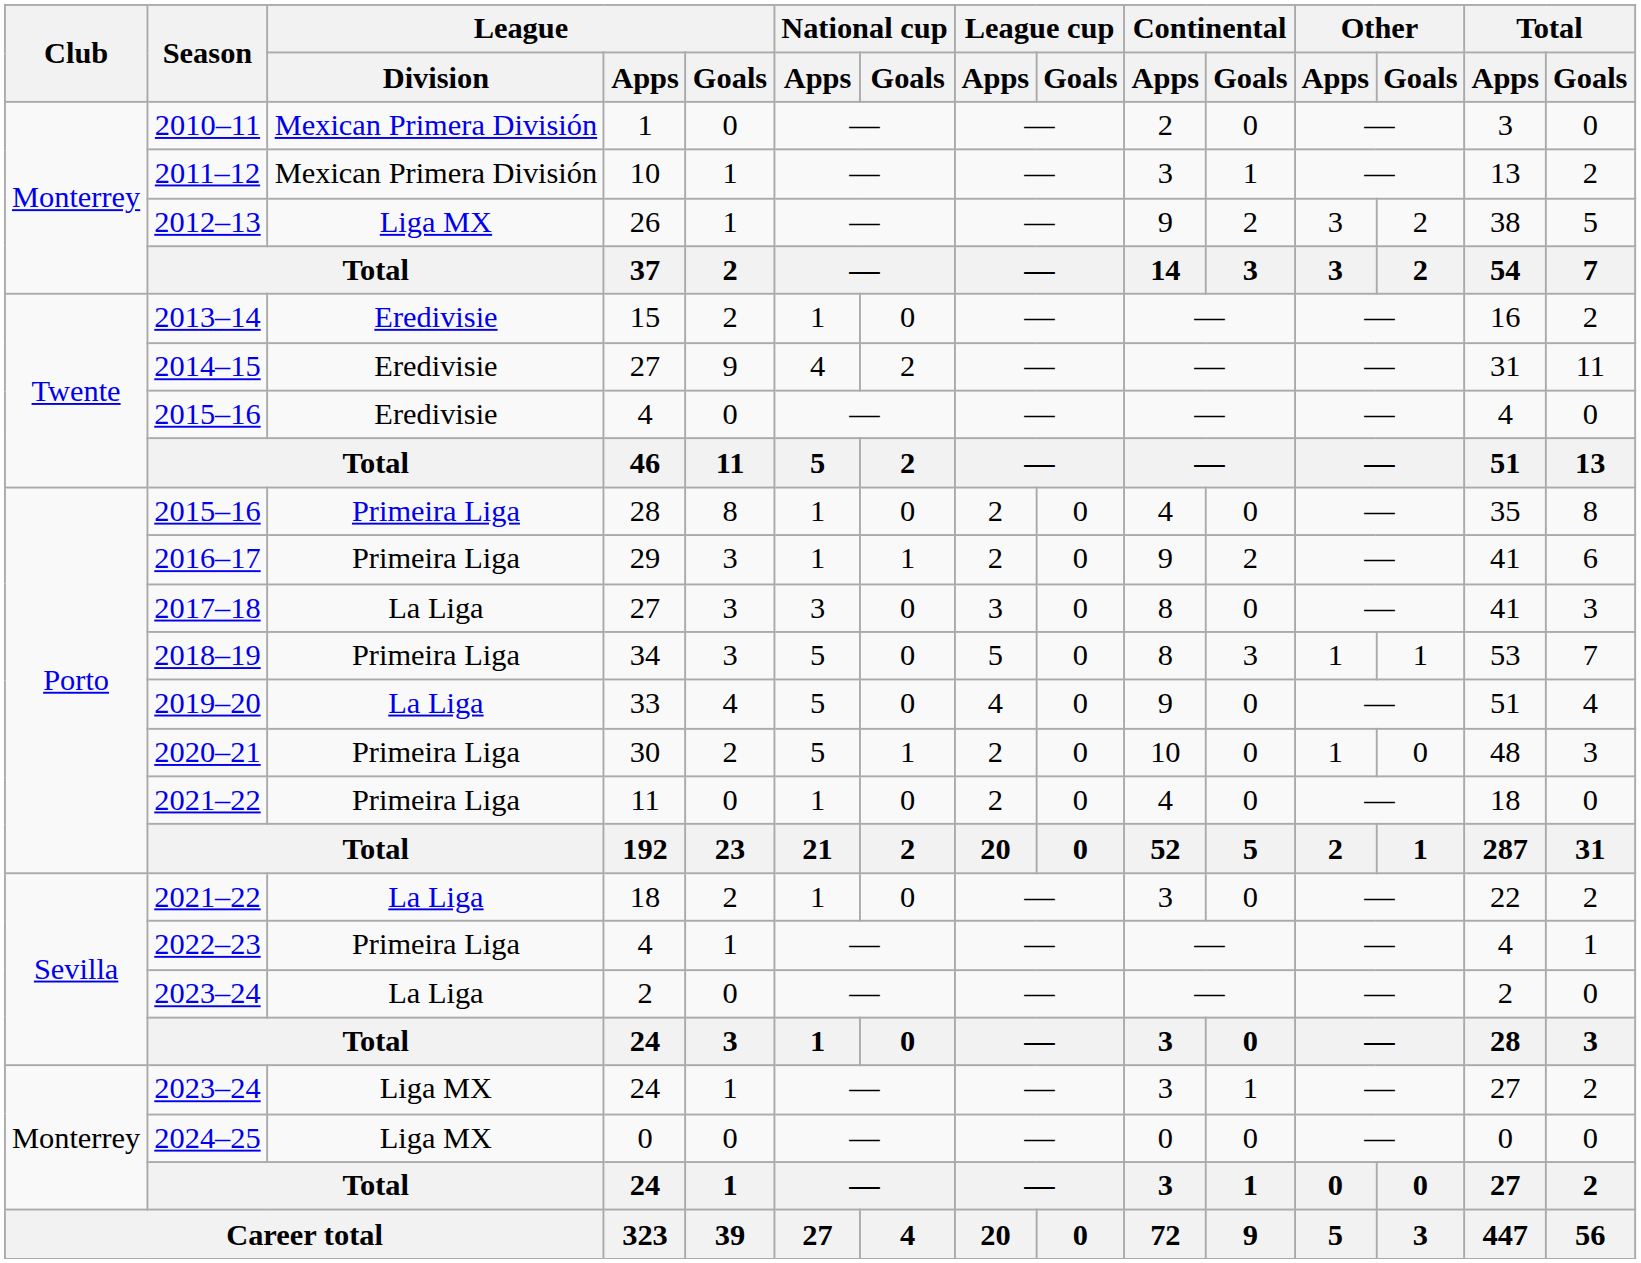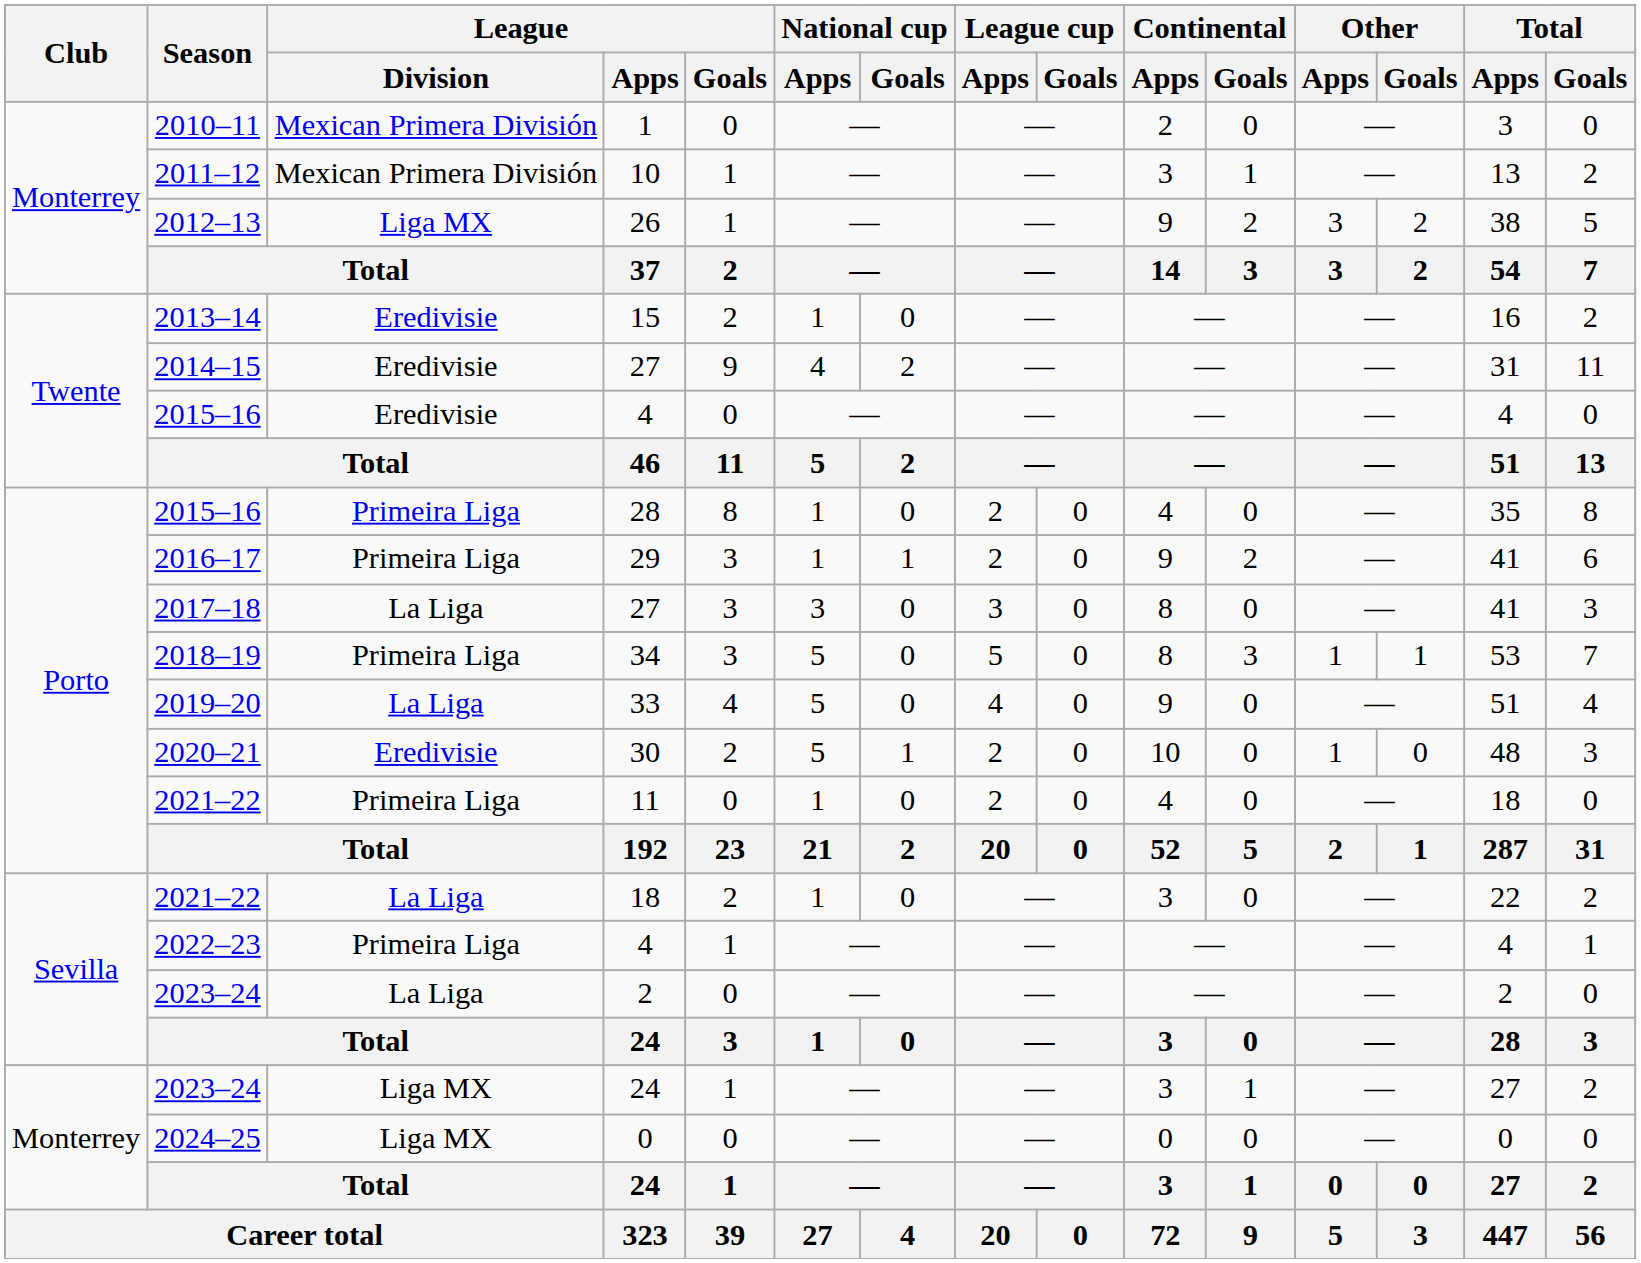(436, 751) Primeira Liga -> (436, 751) Eredivisie
